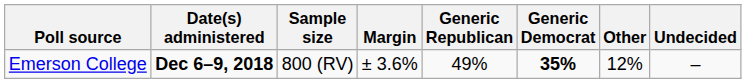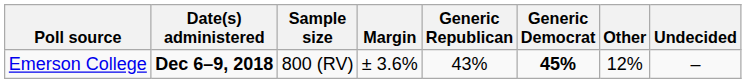(469, 64) 49% -> (469, 64) 43%
(558, 64) 35% -> (558, 64) 45%
